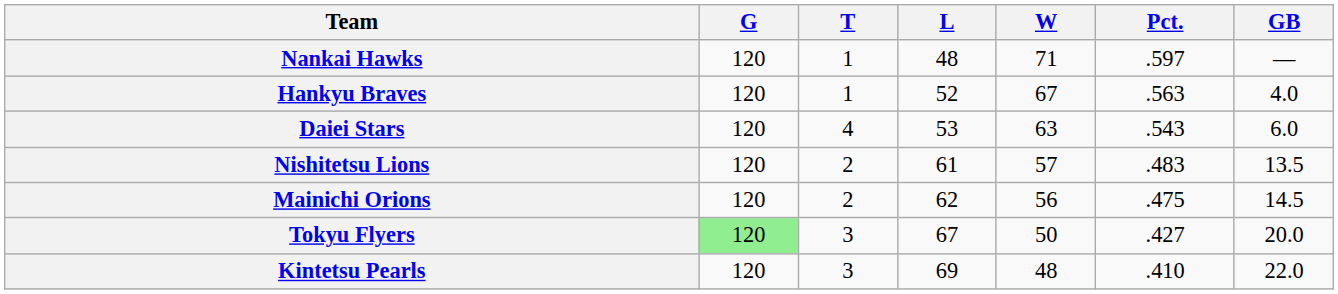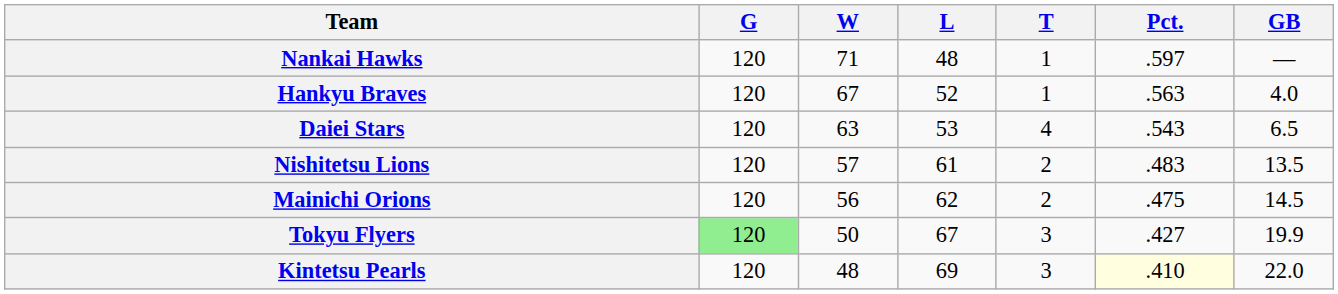columns swapped: (1046, 22) <-> (848, 22)
(1284, 128) 6.0 -> (1284, 128) 6.5
(1284, 235) 20.0 -> (1284, 235) 19.9
(1165, 270) no background -> (1165, 270) lightyellow background
